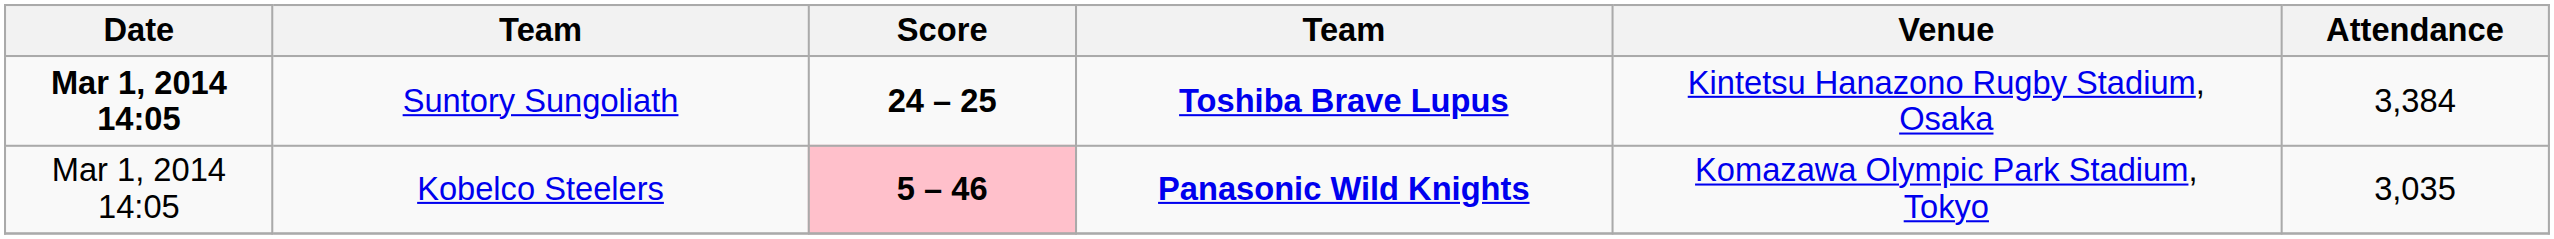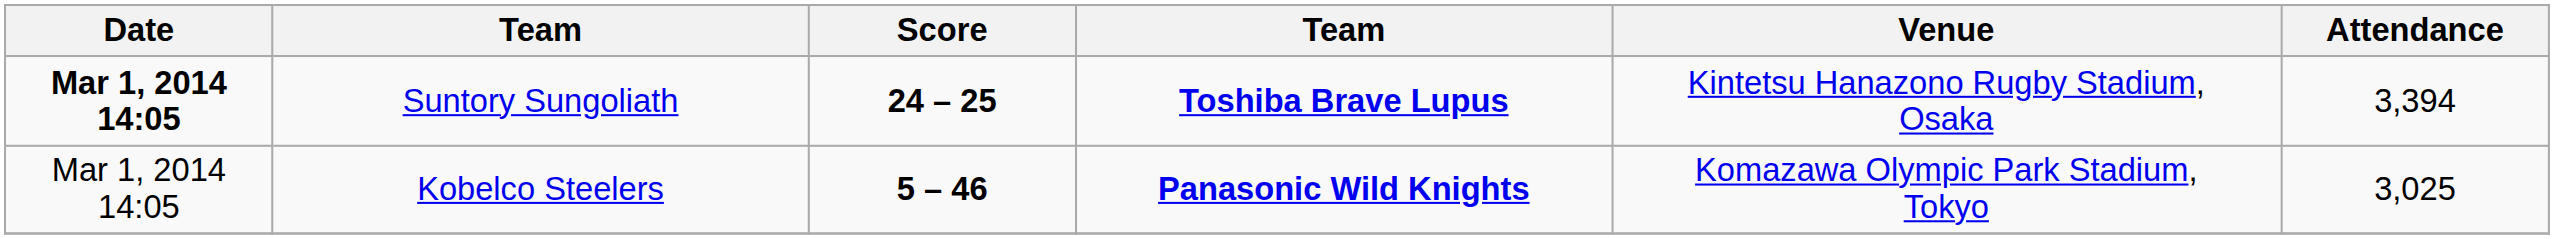(2415, 100) 3,384 -> (2415, 100) 3,394
(942, 188) pink background -> (942, 188) no background
(2415, 188) 3,035 -> (2415, 188) 3,025
